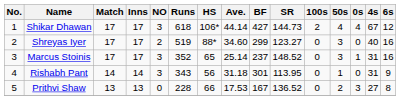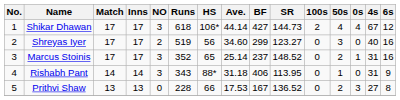(209, 42) 88* -> (209, 42) 56
(340, 57) 3 -> (340, 57) 2
(209, 73) 56 -> (209, 73) 88*
(260, 73) 301 -> (260, 73) 406
